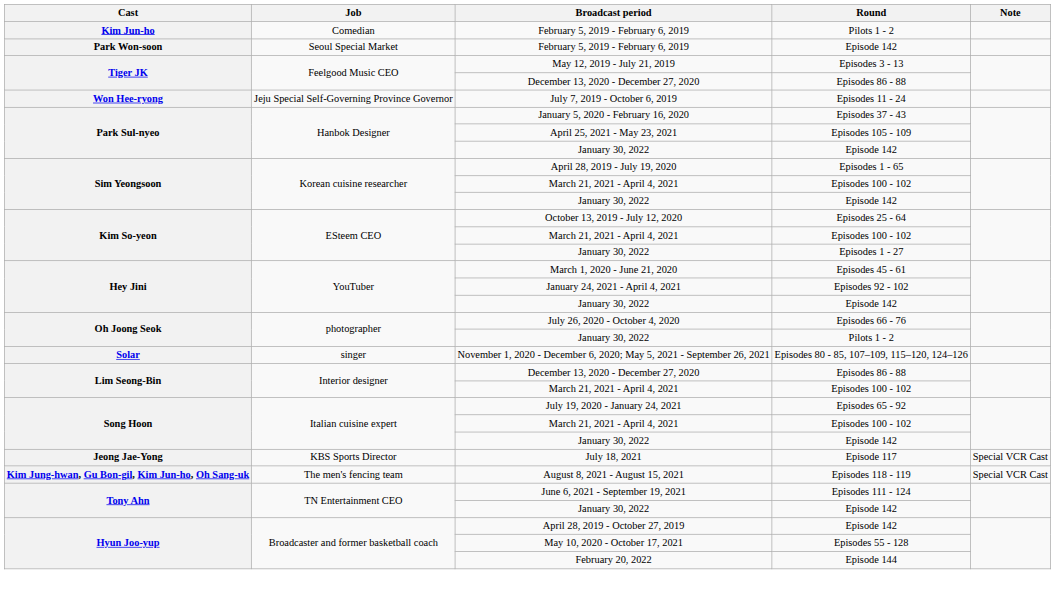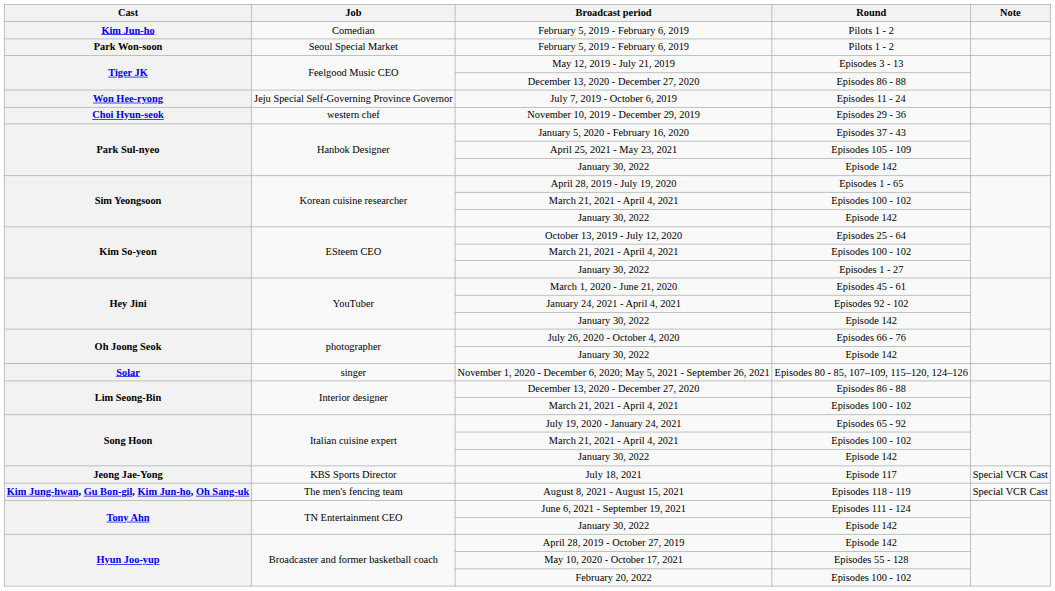(871, 47) Episode 142 -> (871, 47) Pilots 1 - 2
+ row: (128, 116)
(871, 338) Pilots 1 - 2 -> (871, 355) Episode 142
(871, 560) Episode 144 -> (871, 577) Episodes 100 - 102
